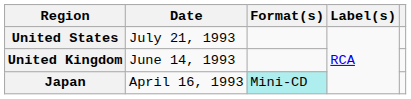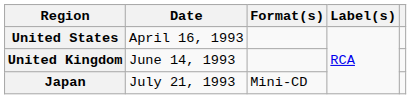(182, 38) July 21, 1993 -> (186, 38) April 16, 1993
(186, 82) April 16, 1993 -> (182, 82) July 21, 1993
(279, 82) paleturquoise background -> (279, 82) no background
